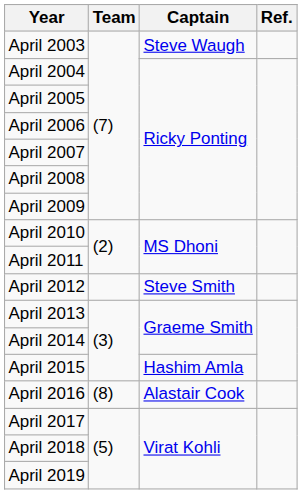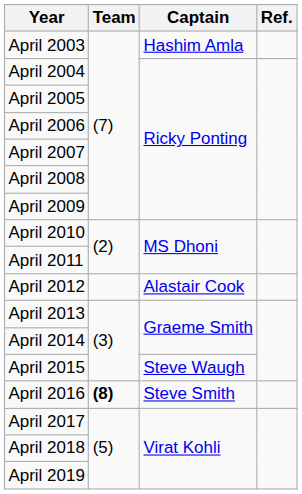(194, 44) Steve Waugh -> (193, 44) Hashim Amla
(189, 286) Steve Smith -> (194, 286) Alastair Cook
(193, 367) Hashim Amla -> (194, 367) Steve Waugh
(103, 394) normal -> (103, 394) bold
(194, 394) Alastair Cook -> (189, 394) Steve Smith
